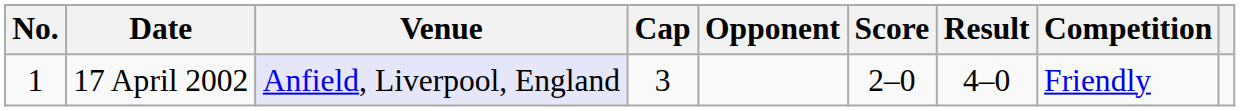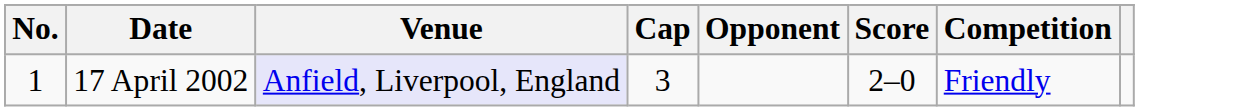- column: (987, 29)
